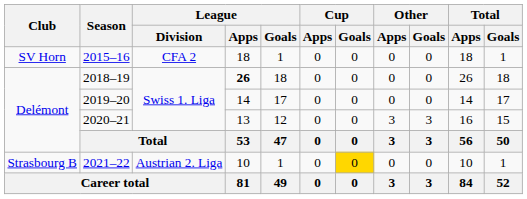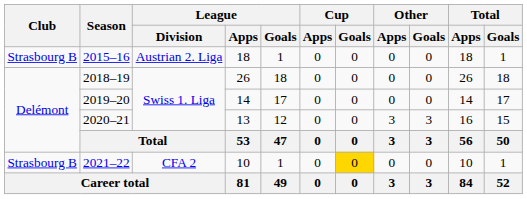(42, 57) SV Horn -> (42, 57) Strasbourg B
(179, 57) CFA 2 -> (179, 57) Austrian 2. Liga
(243, 78) bold -> (243, 78) normal
(179, 162) Austrian 2. Liga -> (179, 162) CFA 2
